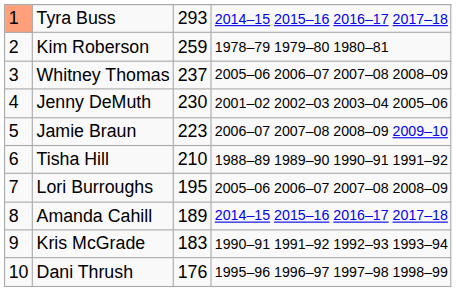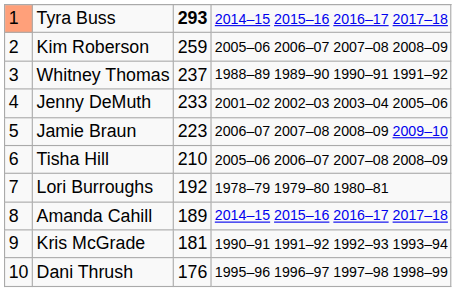(193, 18) normal -> (193, 18) bold
(302, 47) 1978–79 1979–80 1980–81 -> (331, 47) 2005–06 2006–07 2007–08 2008–09
(331, 75) 2005–06 2006–07 2007–08 2008–09 -> (331, 75) 1988–89 1989–90 1990–91 1991–92
(193, 103) 230 -> (193, 103) 233
(331, 159) 1988–89 1989–90 1990–91 1991–92 -> (331, 159) 2005–06 2006–07 2007–08 2008–09
(193, 187) 195 -> (193, 187) 192
(331, 188) 2005–06 2006–07 2007–08 2008–09 -> (302, 188) 1978–79 1979–80 1980–81
(193, 243) 183 -> (193, 243) 181
